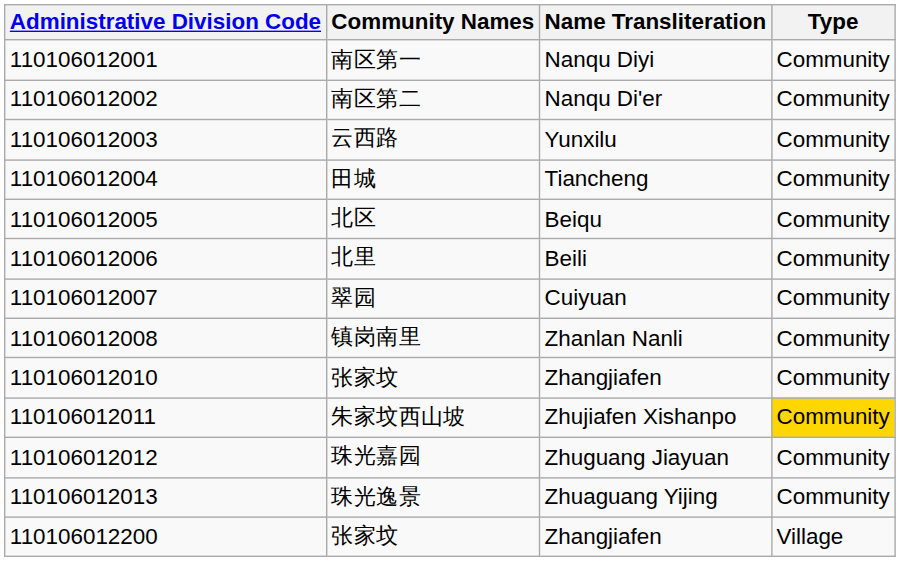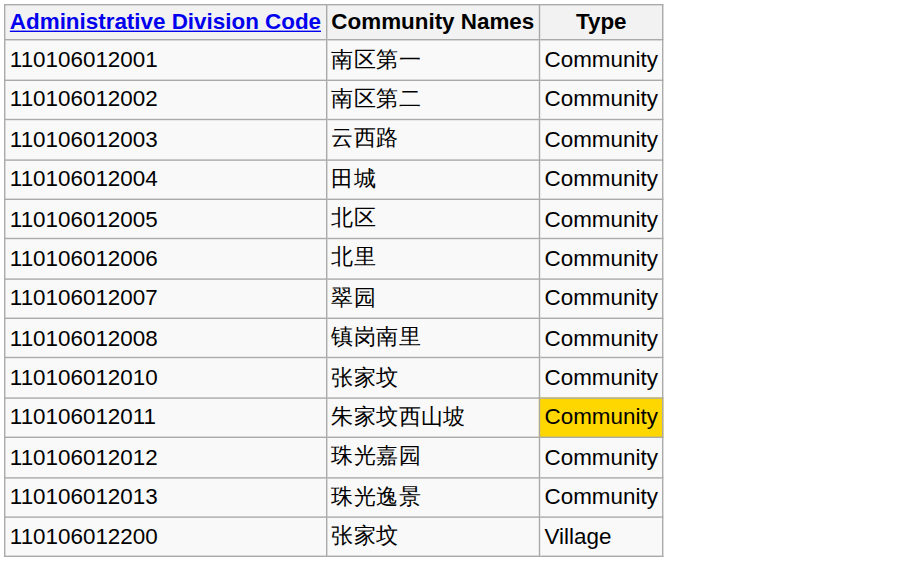- column: (655, 22)
